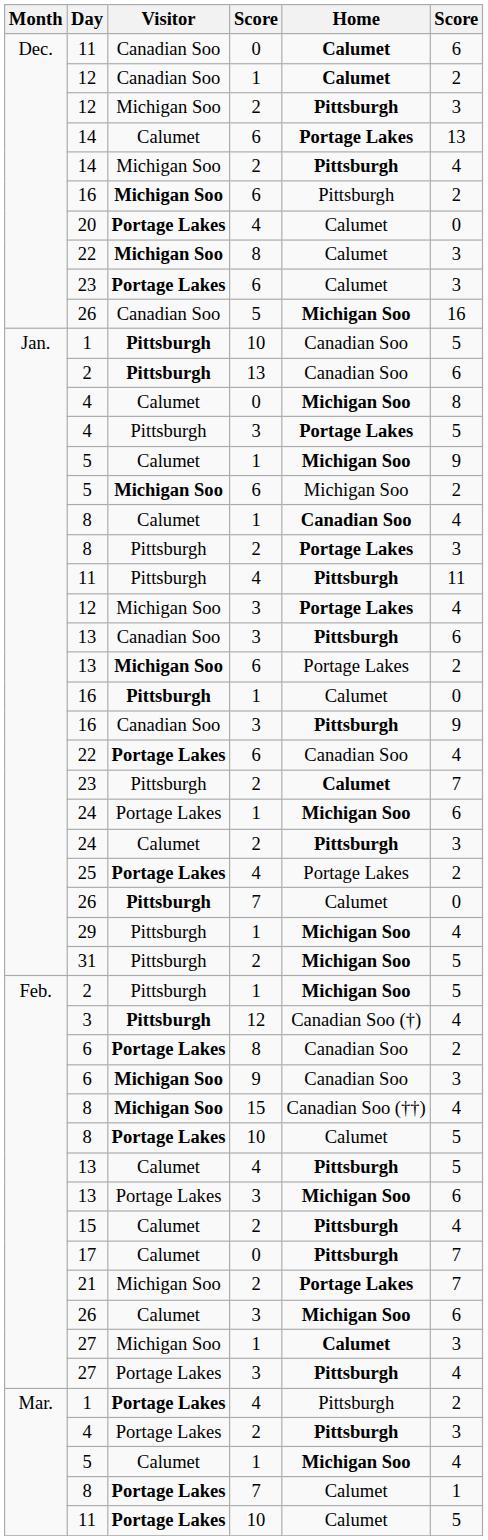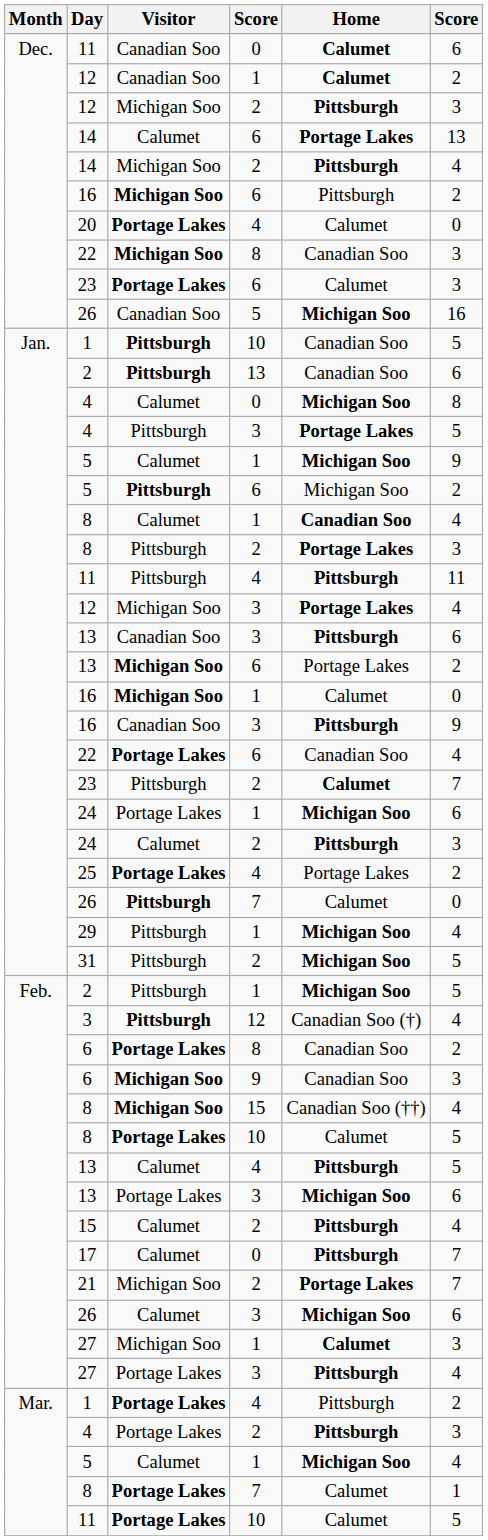(356, 254) Calumet -> (356, 254) Canadian Soo
(169, 490) Michigan Soo -> (169, 490) Pittsburgh
(169, 696) Pittsburgh -> (169, 696) Michigan Soo
